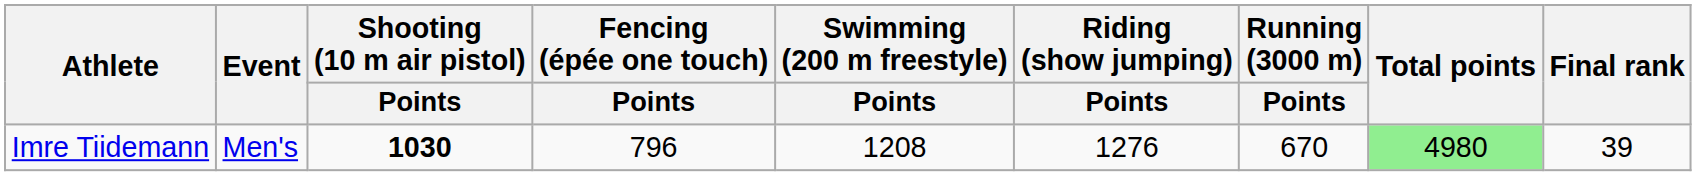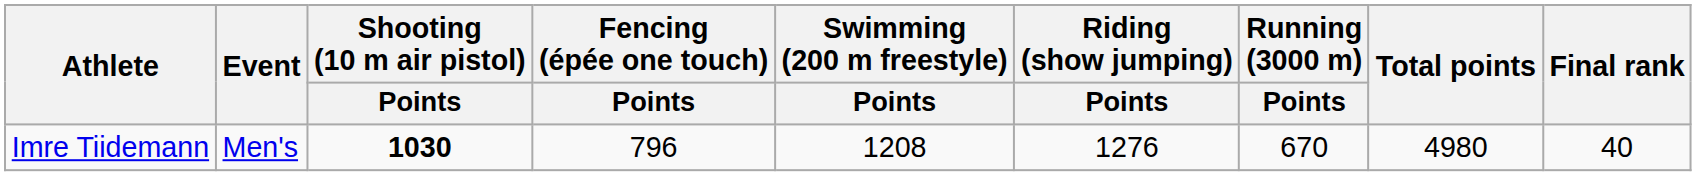(1456, 148) lightgreen background -> (1456, 148) no background
(1617, 148) 39 -> (1617, 148) 40
